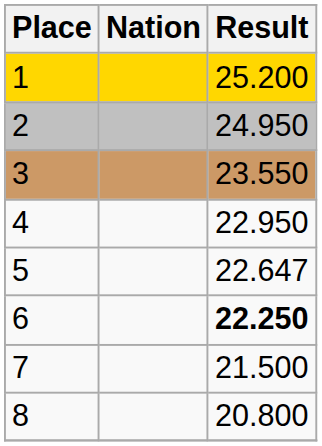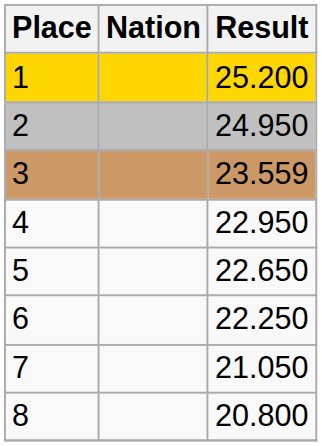(262, 174) 23.550 -> (262, 174) 23.559
(262, 271) 22.647 -> (262, 271) 22.650
(262, 319) bold -> (262, 319) normal
(262, 367) 21.500 -> (262, 367) 21.050
